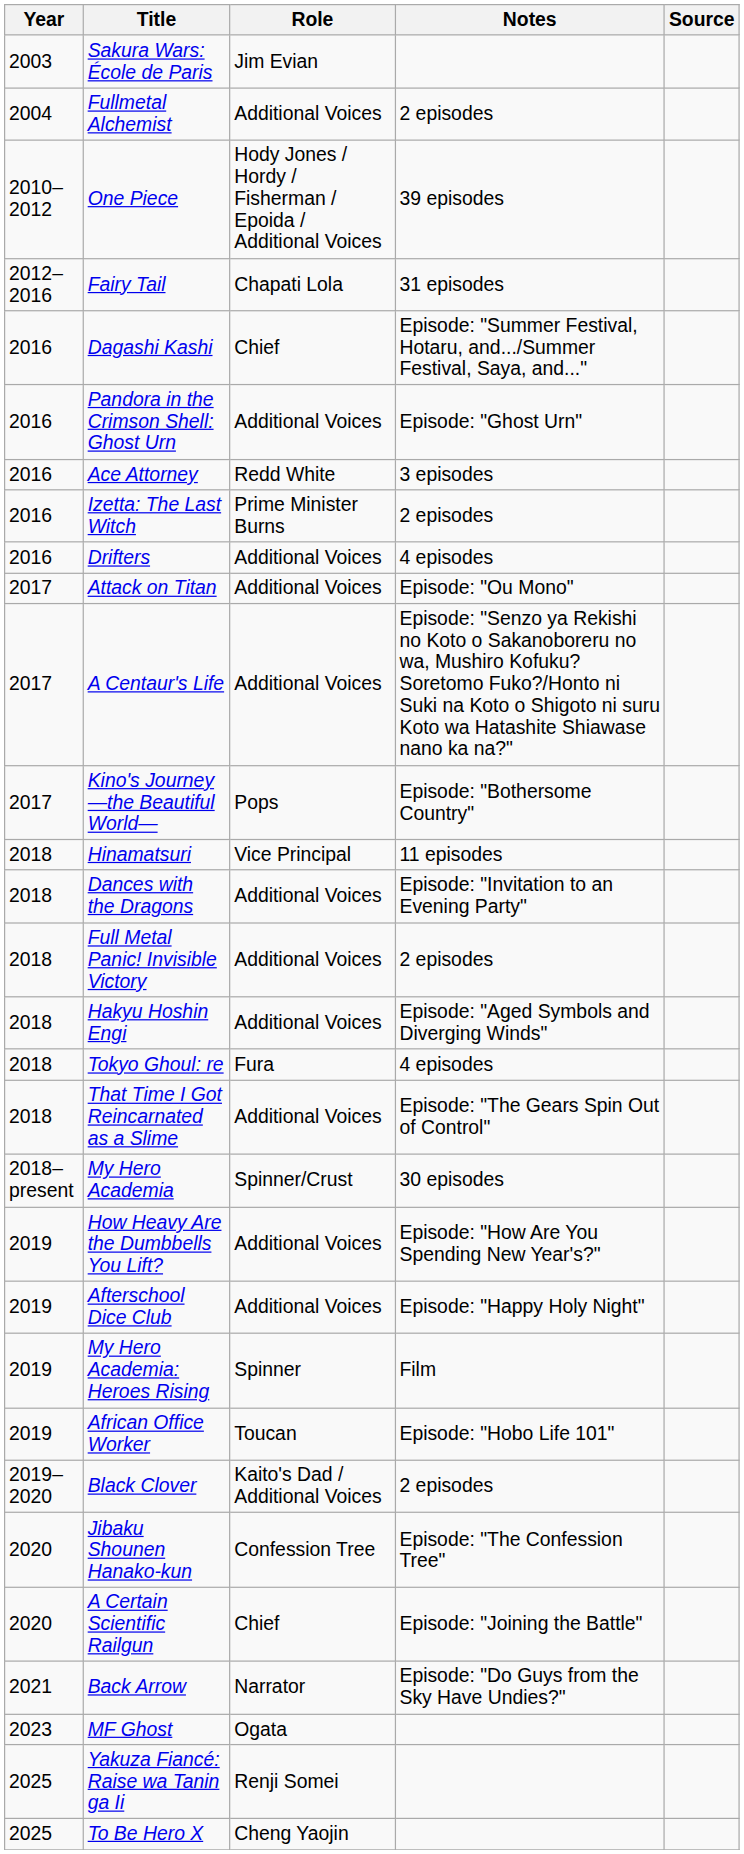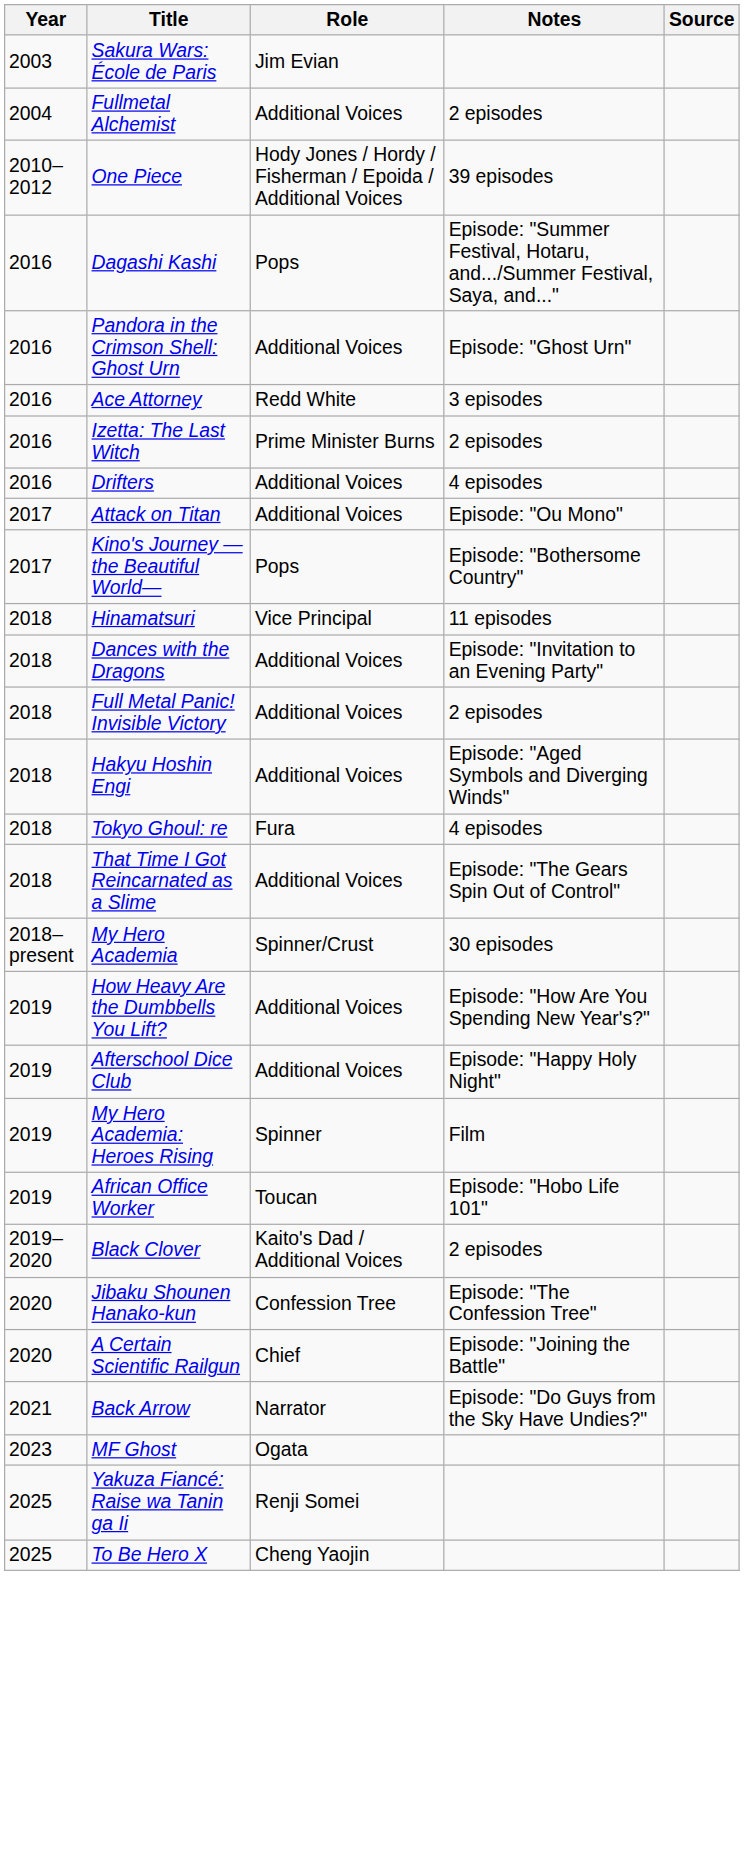- row: (127, 284)
(257, 347) Chief -> (277, 262) Pops
- row: (156, 684)
